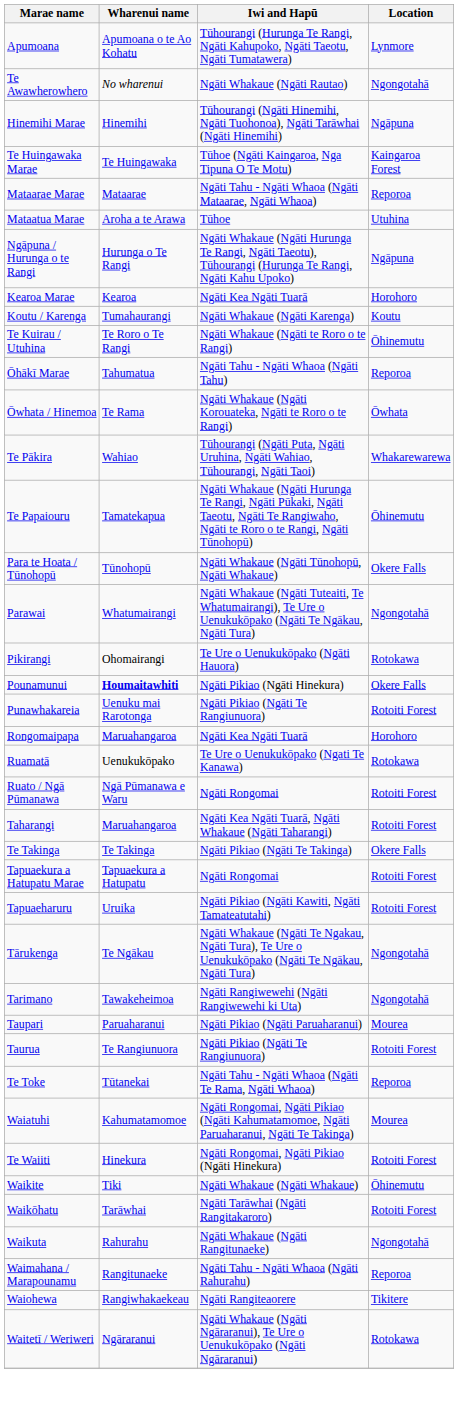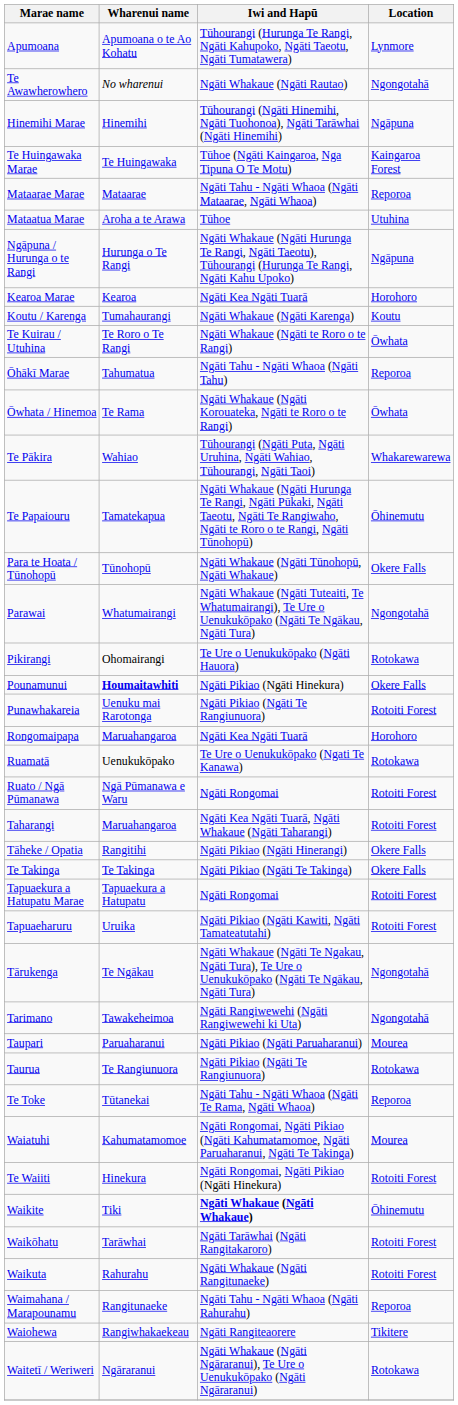(398, 341) Ōhinemutu -> (389, 341) Ōwhata
+ row: (45, 850)
(404, 1050) Rotoiti Forest -> (395, 1068) Rotokawa
(279, 1185) normal -> (257, 1210) bold
(400, 1242) Ngongotahā -> (404, 1274) Rotoiti Forest
